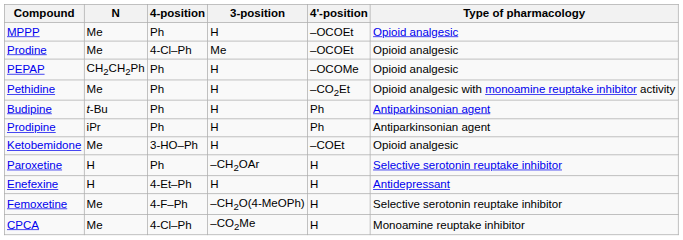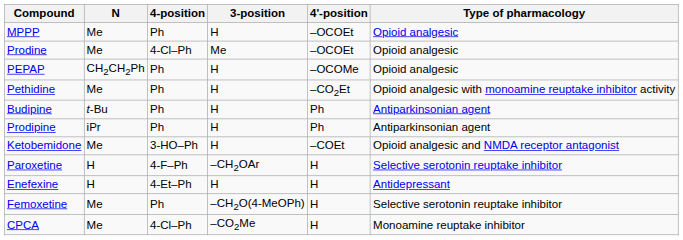(416, 146) Opioid analgesic -> (496, 146) Opioid analgesic and NMDA receptor antagonist
(157, 165) Ph -> (169, 165) 4-F–Ph
(169, 204) 4-F–Ph -> (157, 204) Ph
